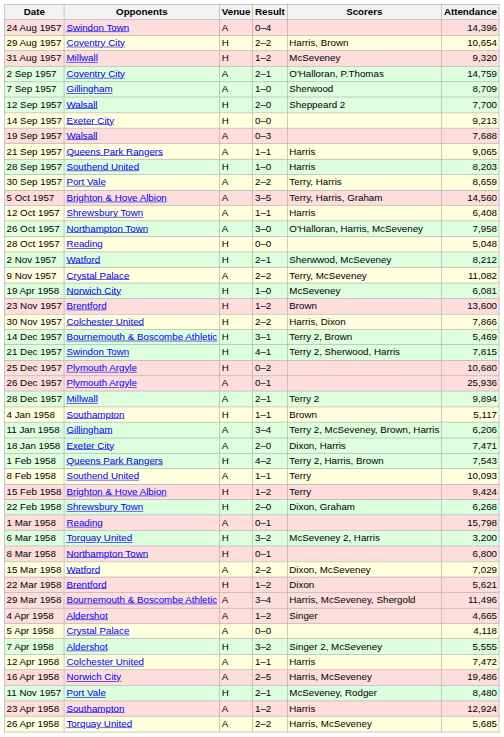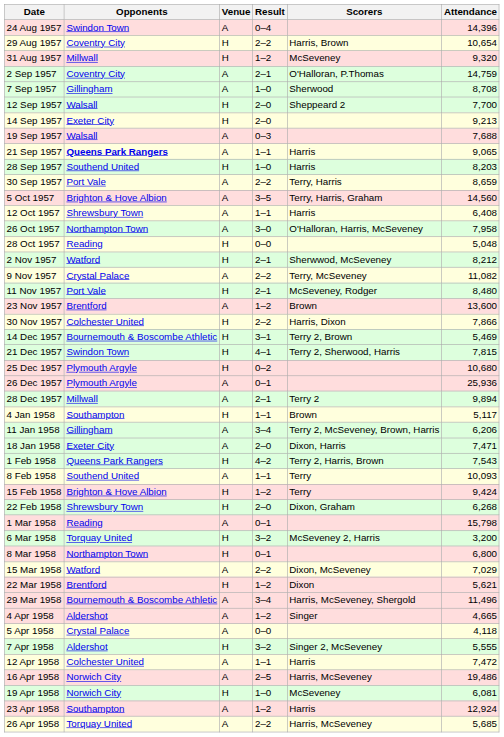(485, 89) 8,709 -> (485, 89) 8,708
(263, 120) 0–0 -> (263, 120) 2–0
(115, 151) normal -> (117, 151) bold
rows swapped: (34, 693) <-> (33, 290)
(225, 306) H -> (225, 306) A
